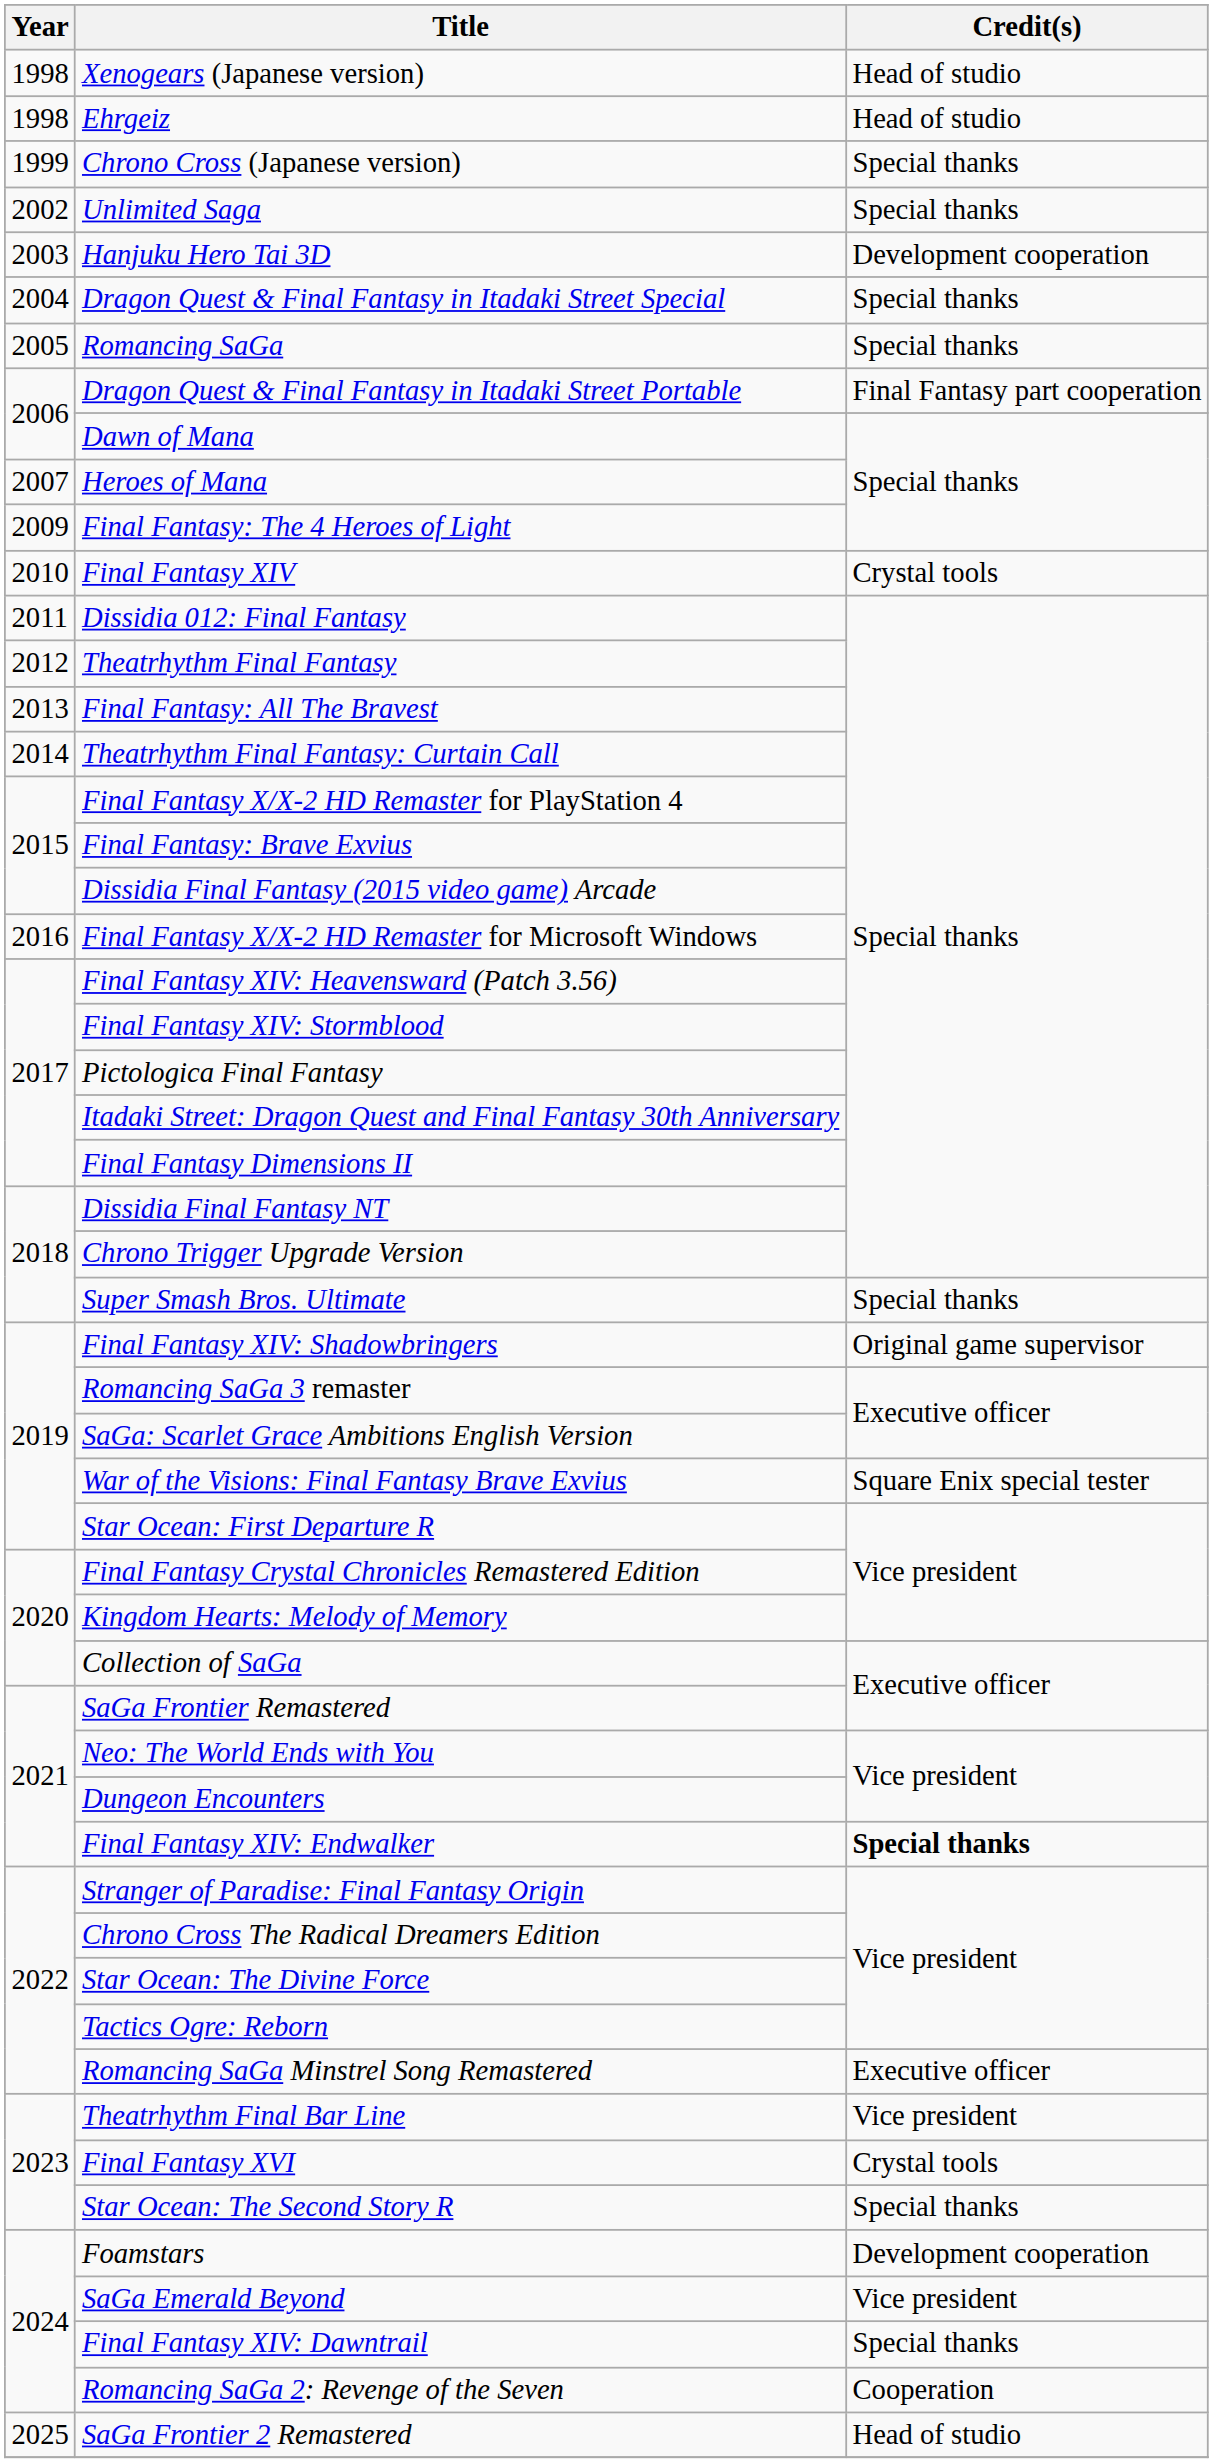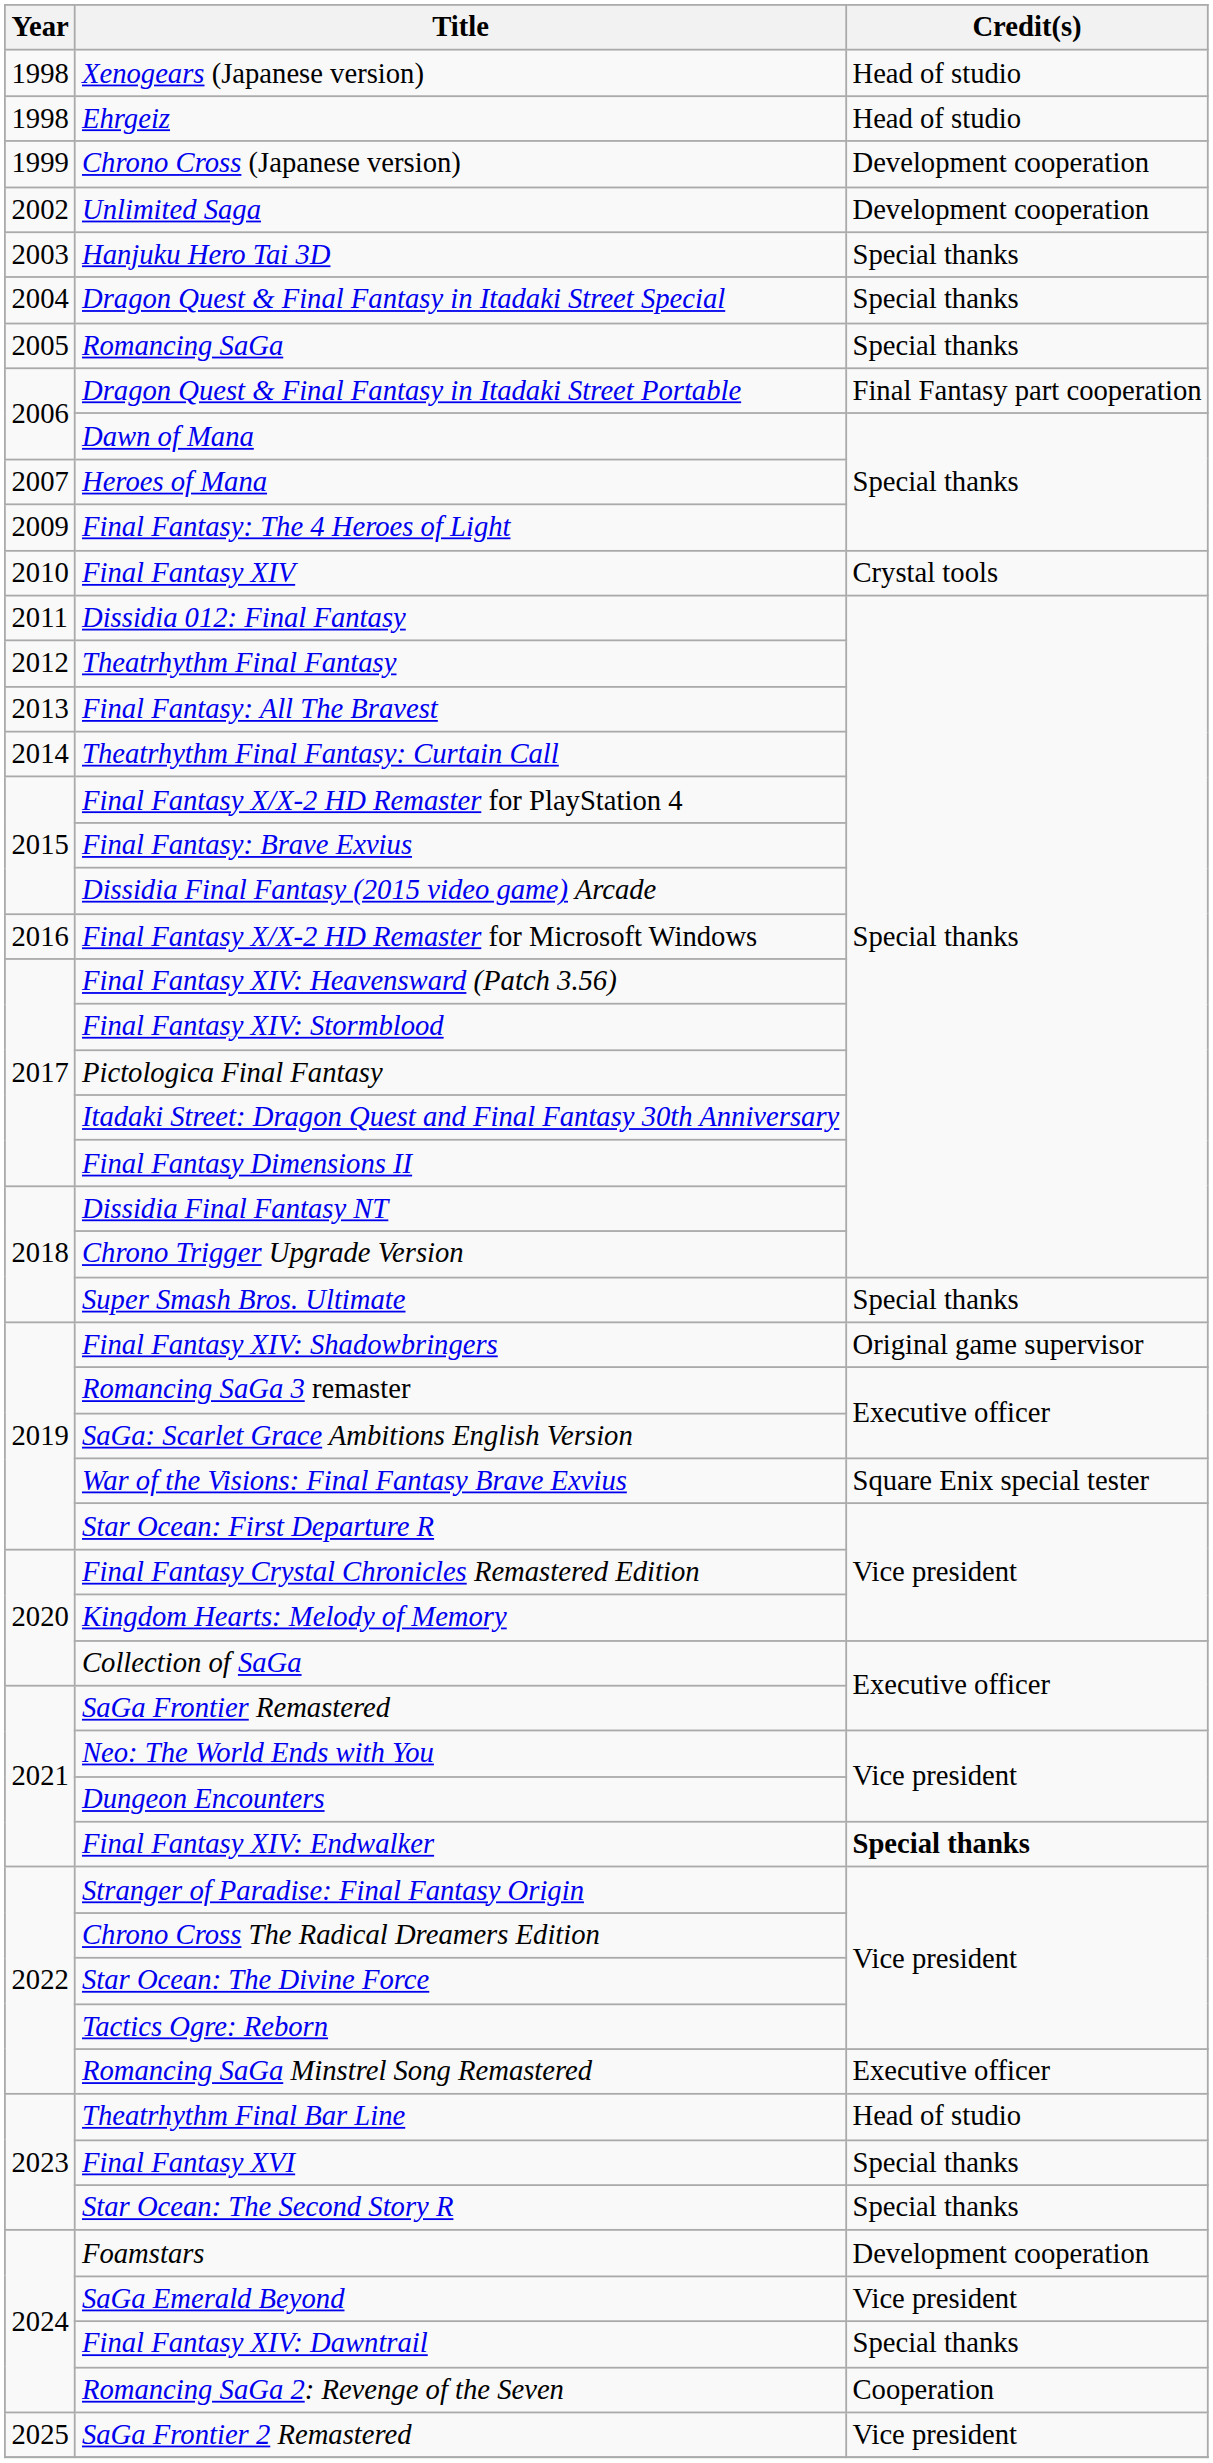(936, 163) Special thanks -> (1001, 163) Development cooperation
(936, 208) Special thanks -> (1001, 208) Development cooperation
(1001, 254) Development cooperation -> (936, 254) Special thanks
(935, 2116) Vice president -> (937, 2116) Head of studio
(925, 2162) Crystal tools -> (936, 2162) Special thanks
(937, 2434) Head of studio -> (935, 2434) Vice president
